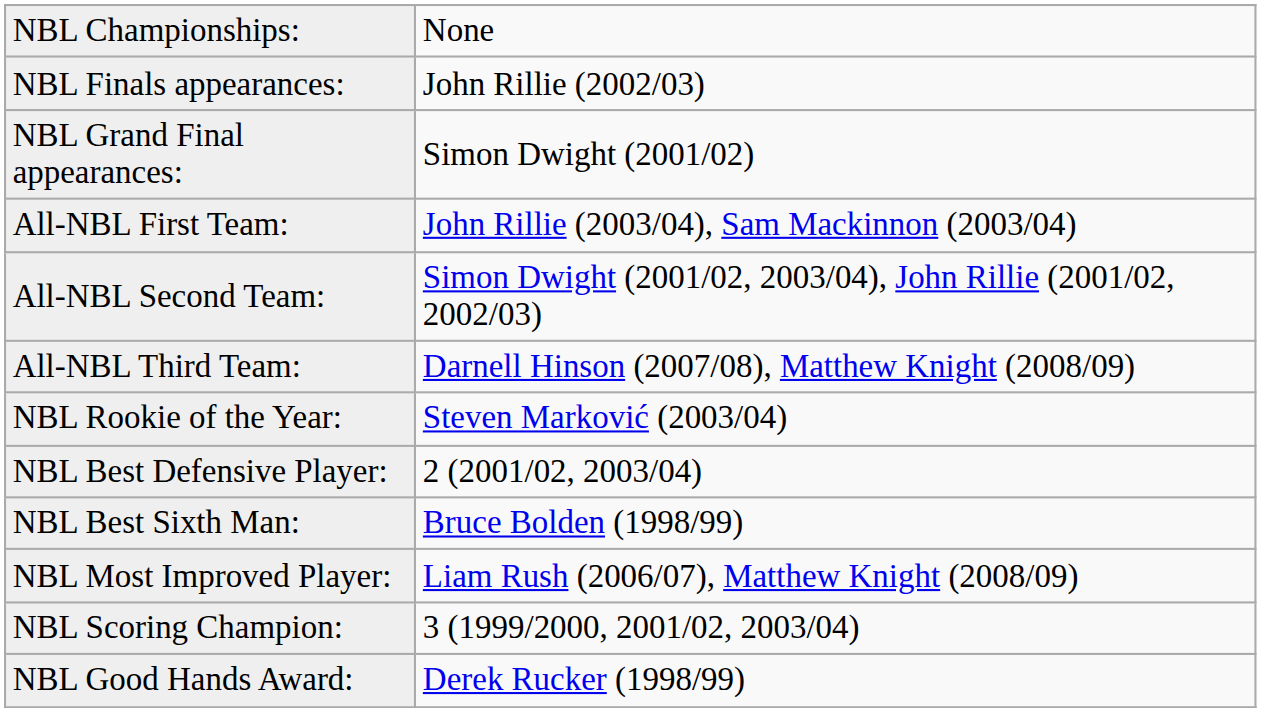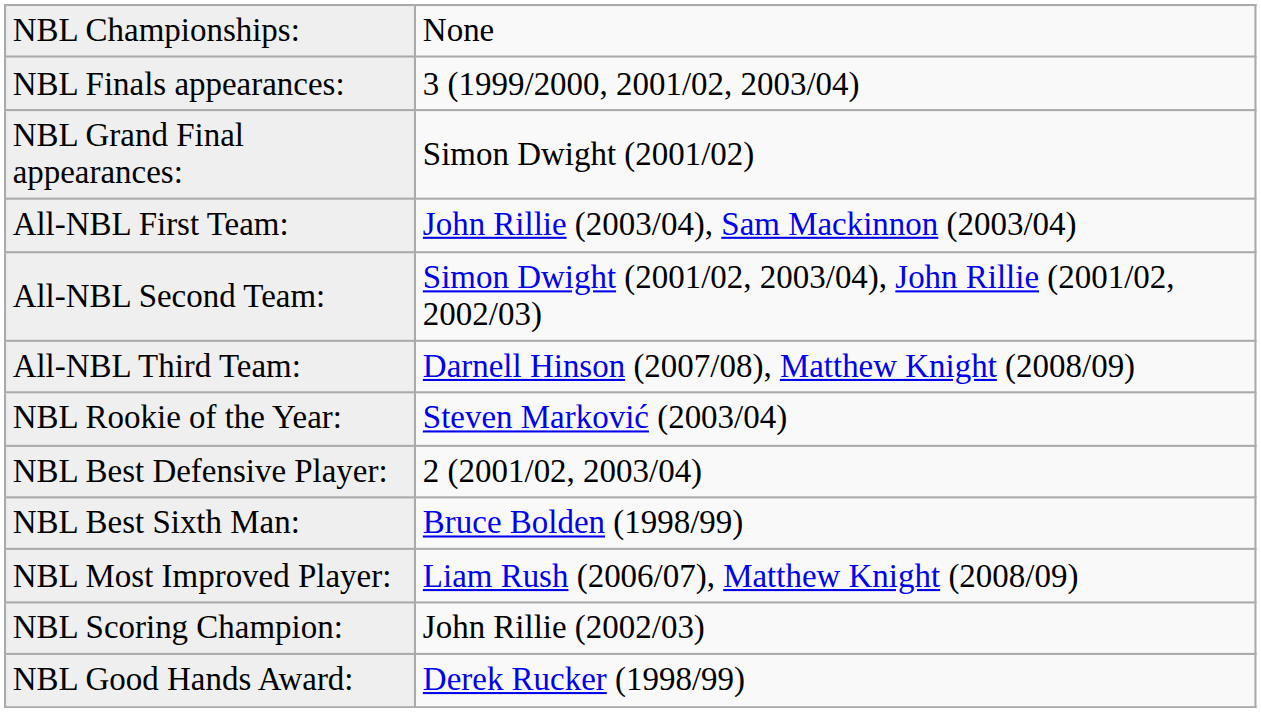(564, 82) John Rillie (2002/03) -> (641, 82) 3 (1999/2000, 2001/02, 2003/04)
(641, 627) 3 (1999/2000, 2001/02, 2003/04) -> (564, 627) John Rillie (2002/03)
